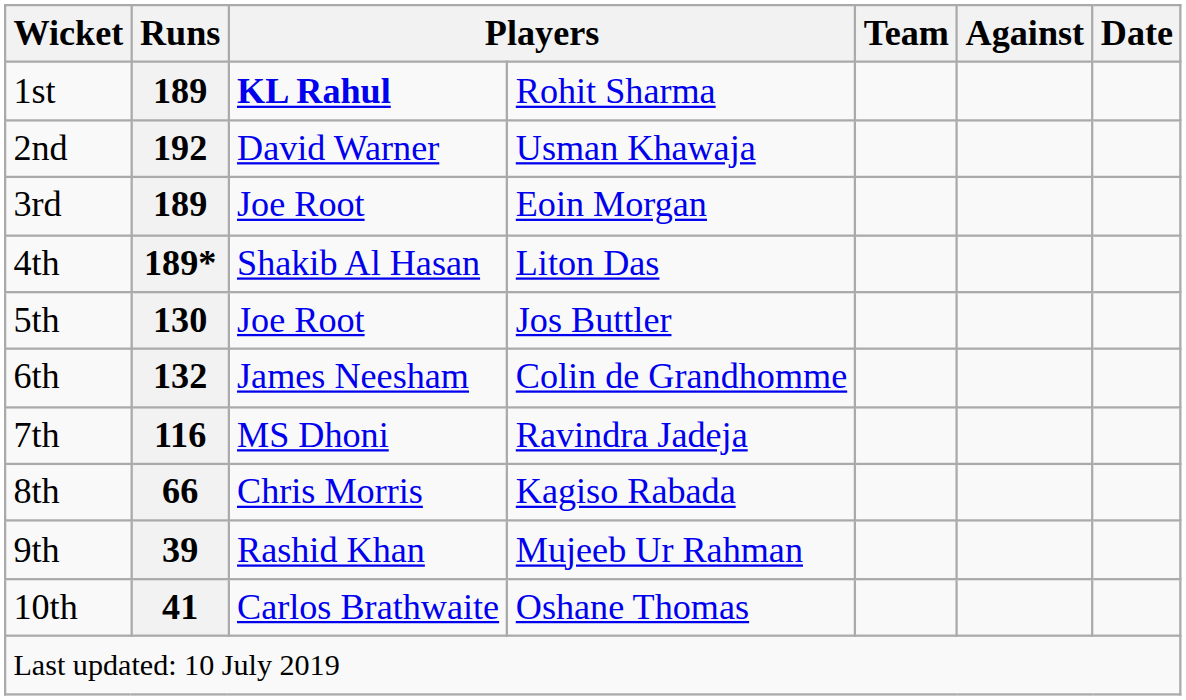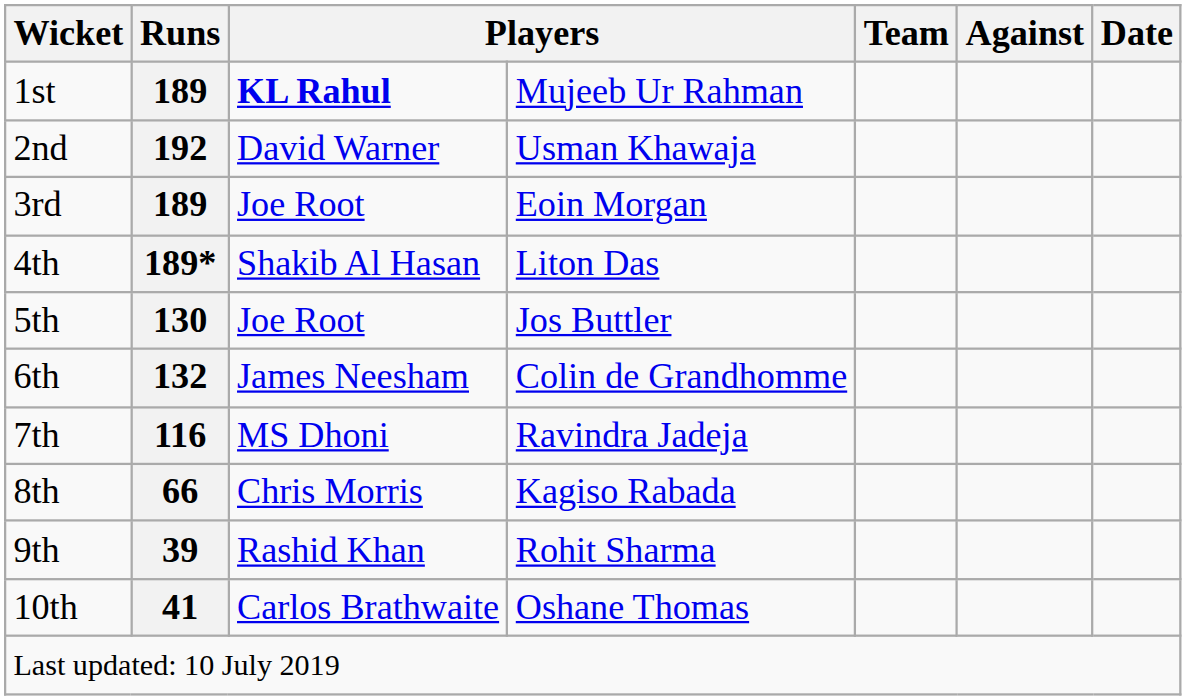(616, 90) Rohit Sharma -> (659, 90) Mujeeb Ur Rahman
(659, 549) Mujeeb Ur Rahman -> (616, 549) Rohit Sharma
